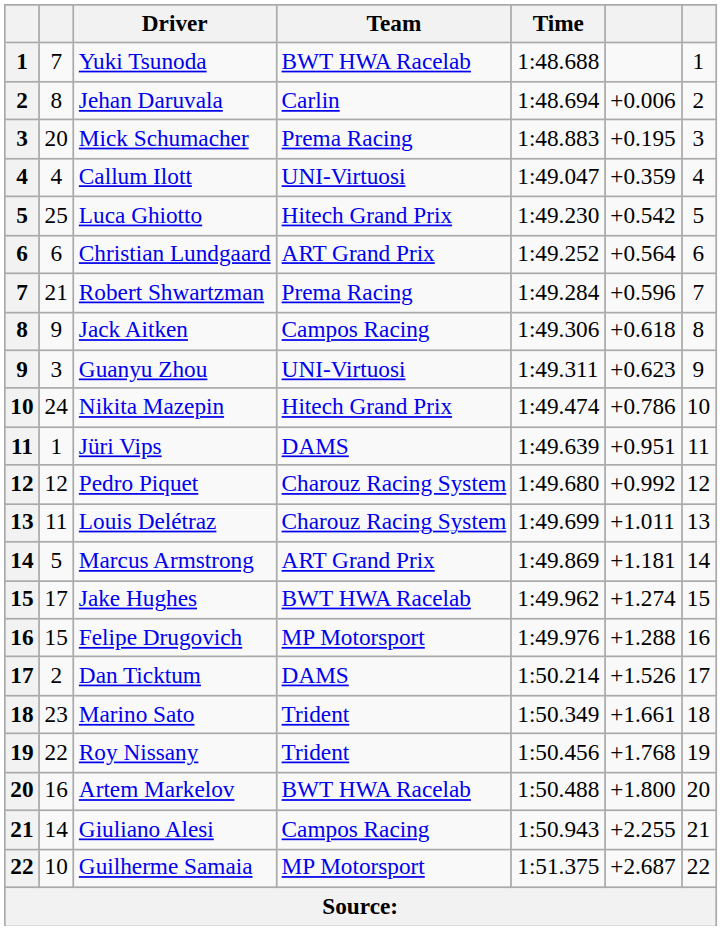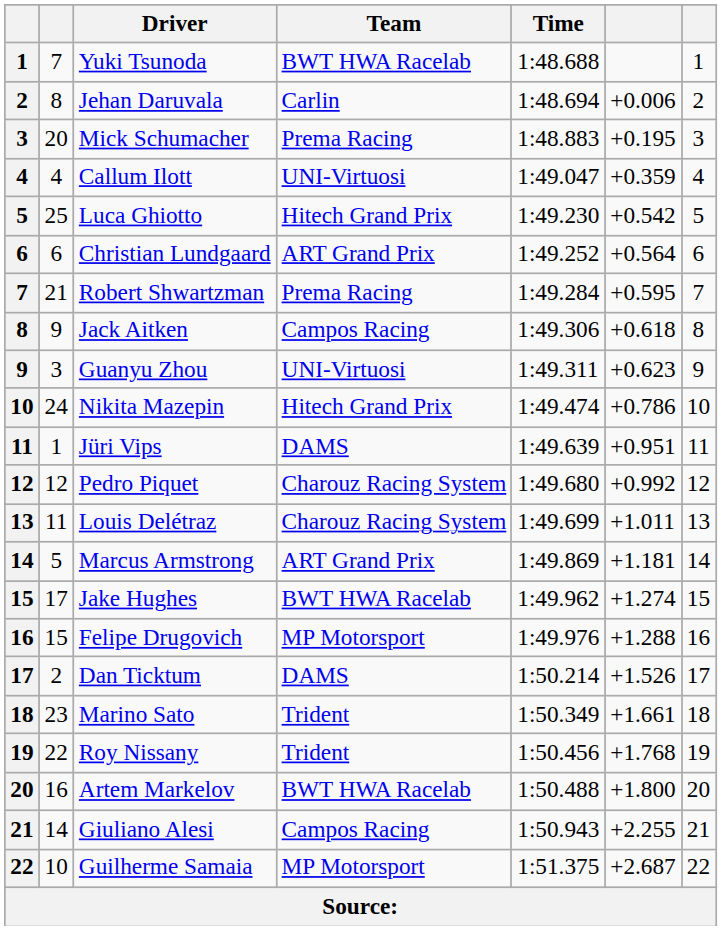(643, 291) +0.596 -> (643, 291) +0.595
